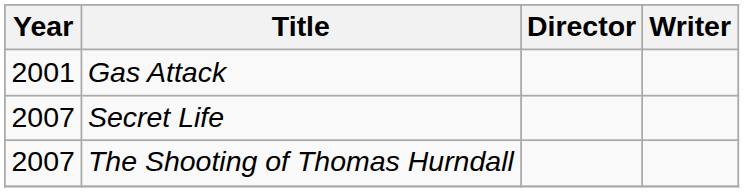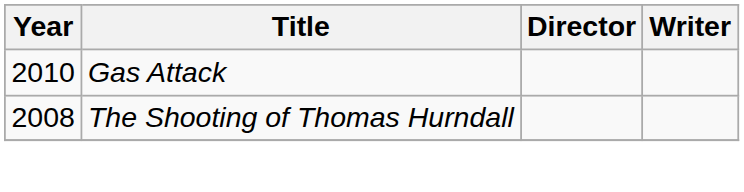(43, 72) 2001 -> (43, 72) 2010
- row: (156, 117)
(43, 162) 2007 -> (43, 117) 2008
